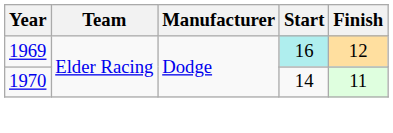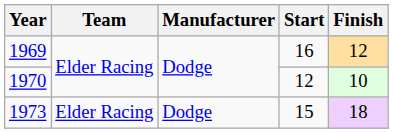(304, 51) paleturquoise background -> (304, 51) no background
(304, 82) 14 -> (304, 82) 12
(358, 82) 11 -> (358, 82) 10
+ row: (28, 112)
